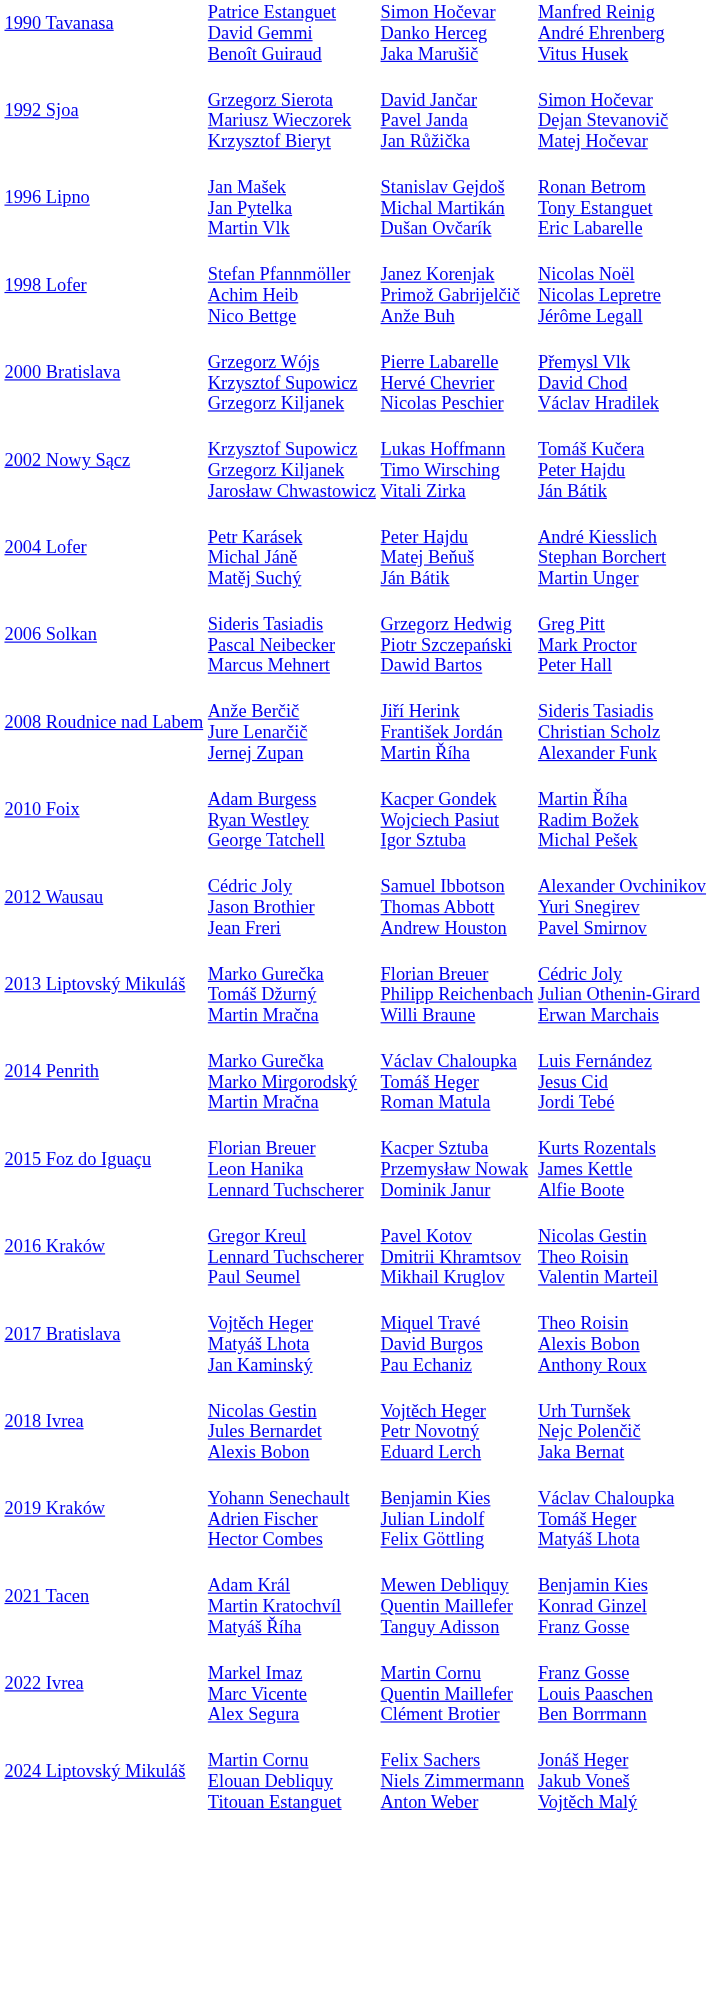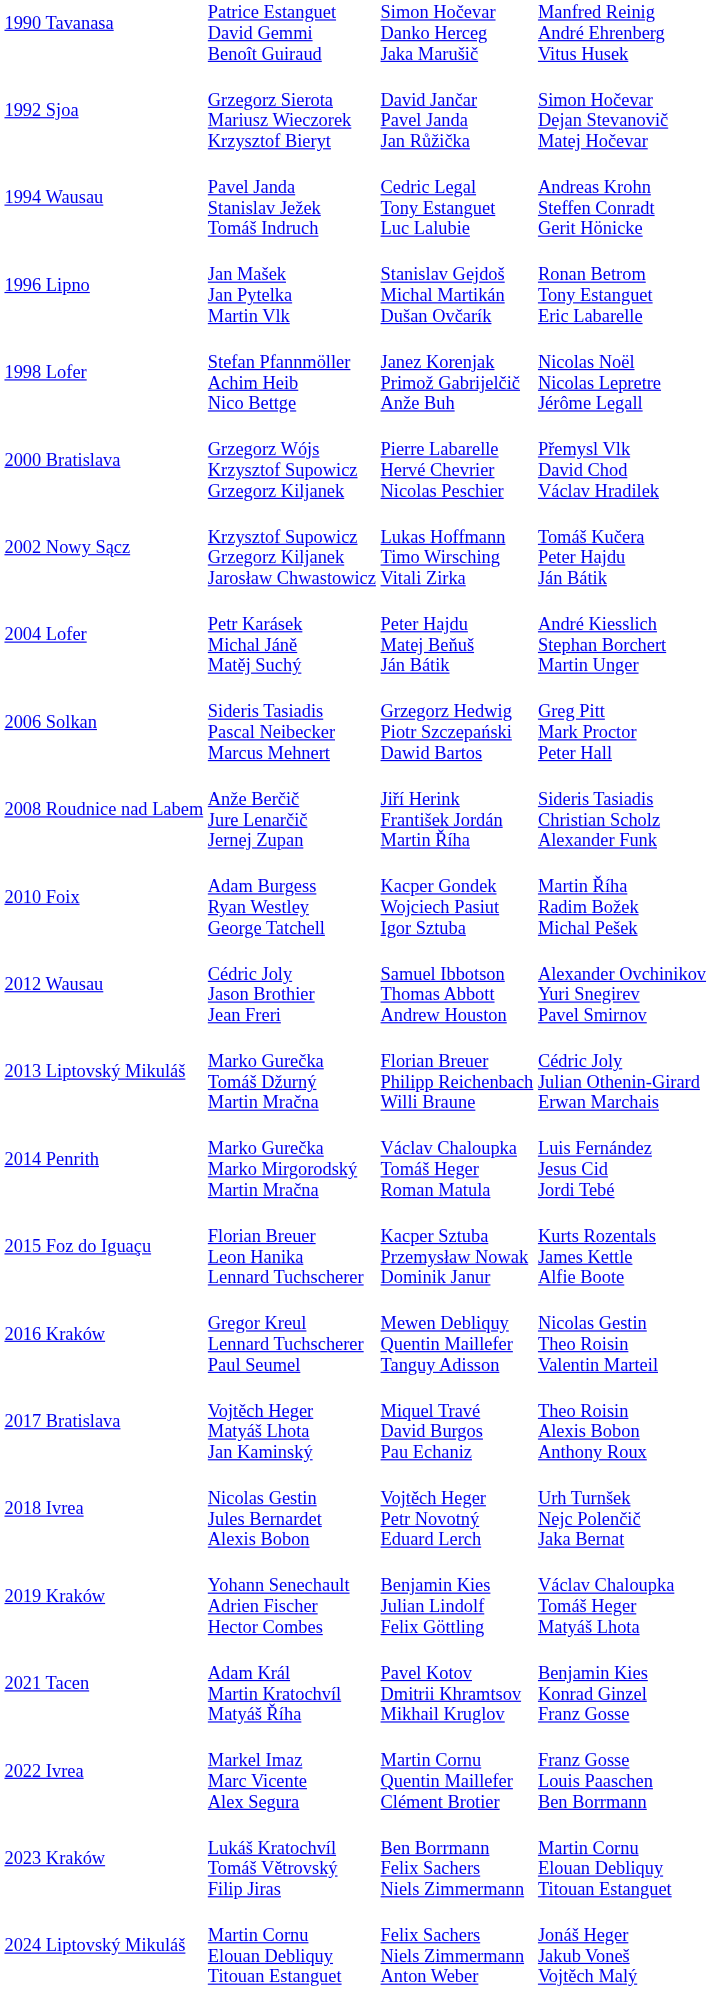+ row: (54, 197)
(451, 1256) Pavel Kotov Dmitrii Khramtsov Mikhail Kruglov -> (447, 1344) Mewen Debliquy Quentin Maillefer Tanguy Adisson
(447, 1606) Mewen Debliquy Quentin Maillefer Tanguy Adisson -> (451, 1693) Pavel Kotov Dmitrii Khramtsov Mikhail Kruglov
+ row: (55, 1858)
